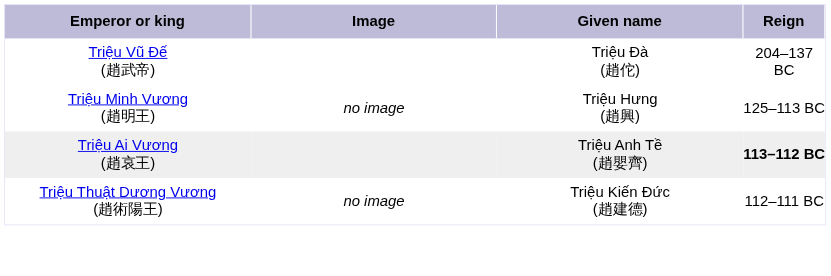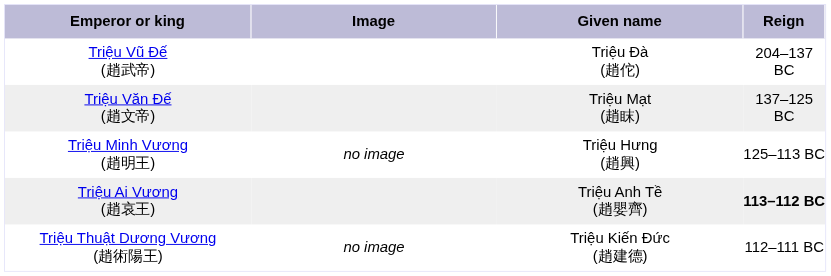+ row: (128, 107)
